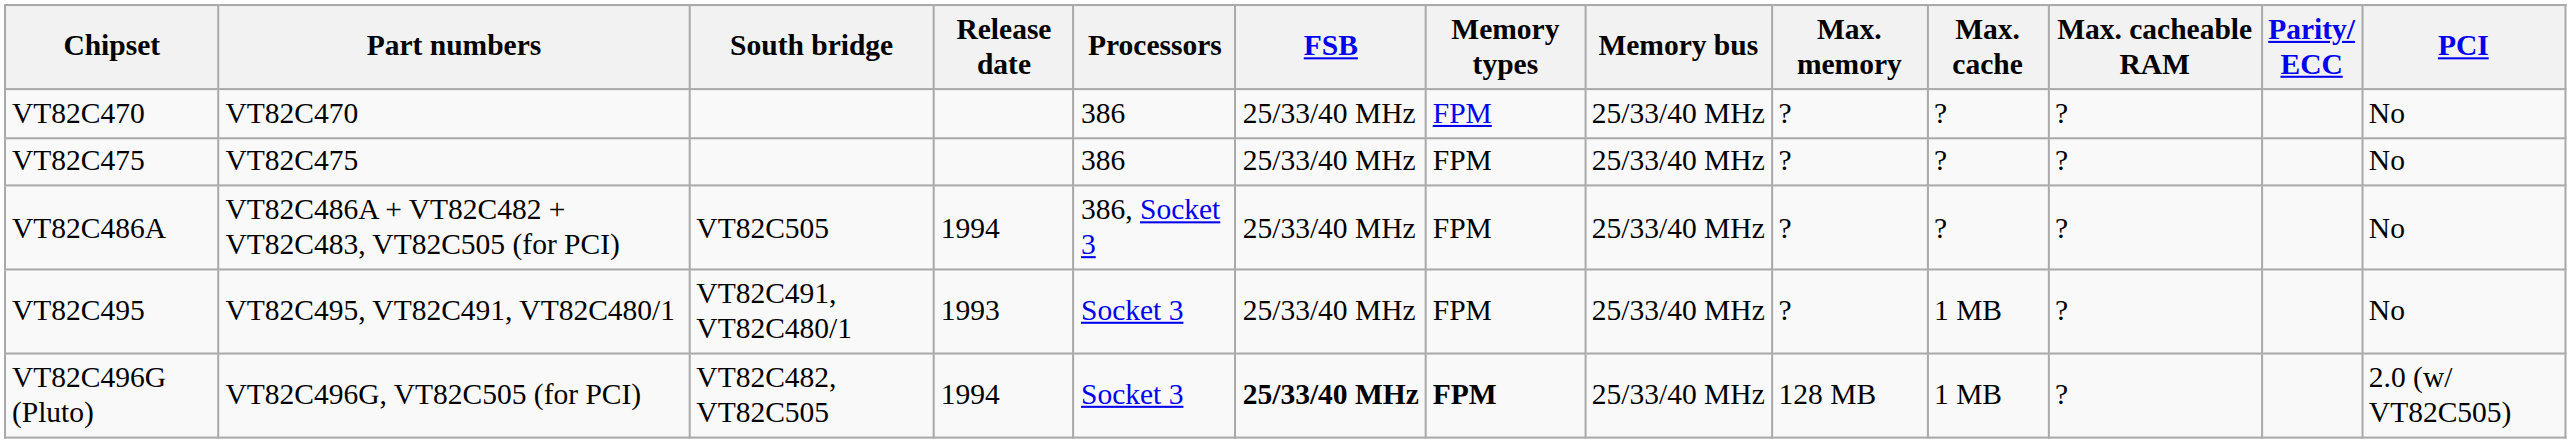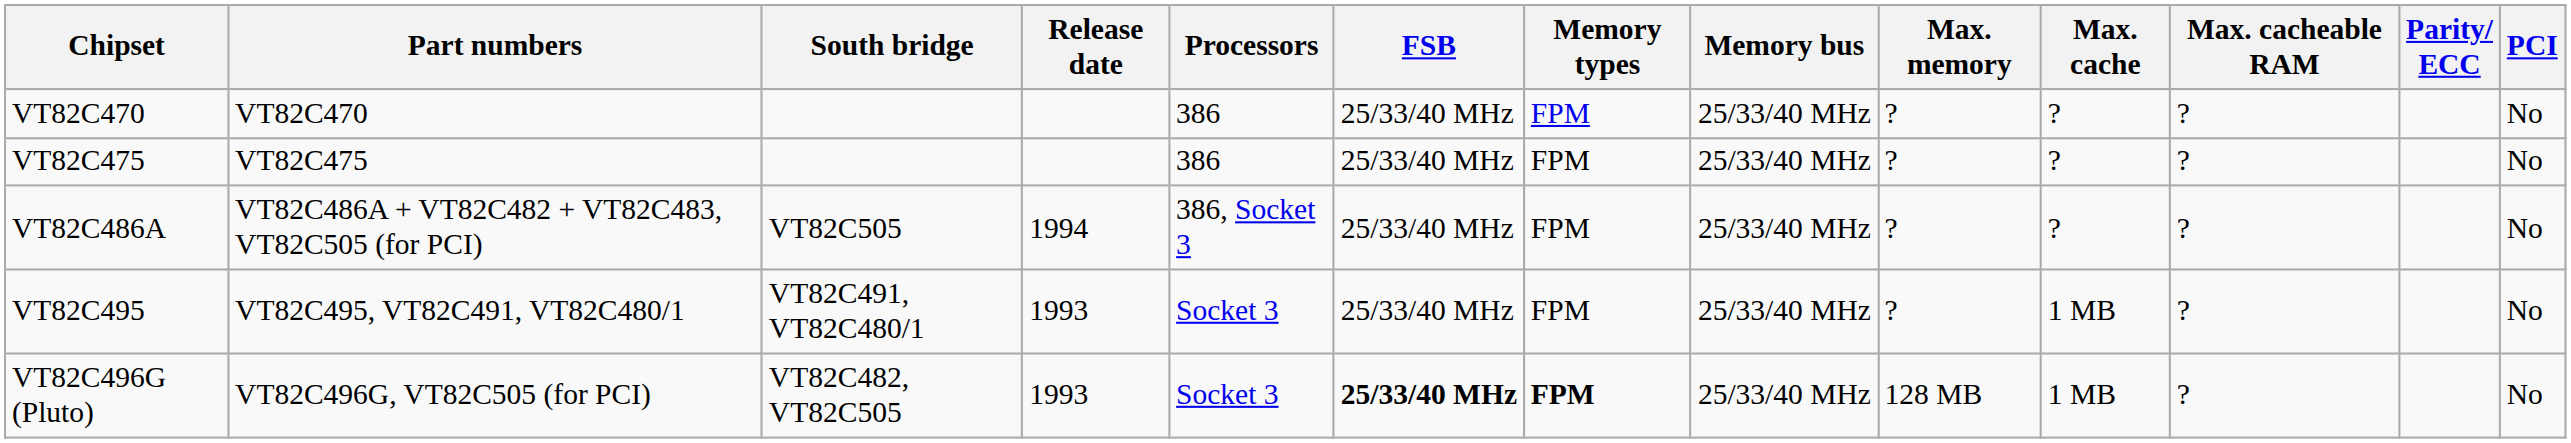(970, 394) 1994 -> (1059, 394) 1993
(2440, 394) 2.0 (w/ VT82C505) -> (2525, 394) No
